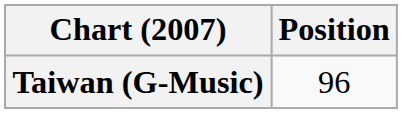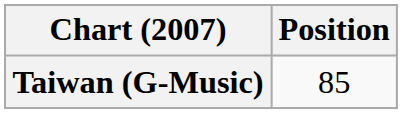(334, 81) 96 -> (334, 81) 85
